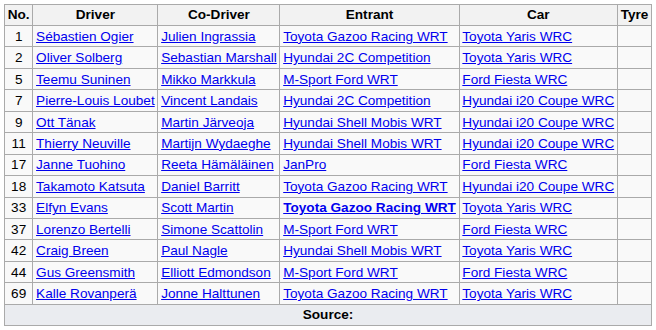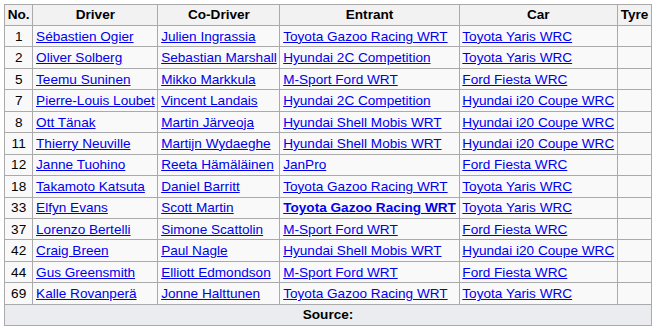(19, 122) 9 -> (19, 122) 8
(19, 165) 17 -> (19, 165) 12
(538, 186) Hyundai i20 Coupe WRC -> (517, 186) Toyota Yaris WRC
(517, 251) Toyota Yaris WRC -> (538, 251) Hyundai i20 Coupe WRC
